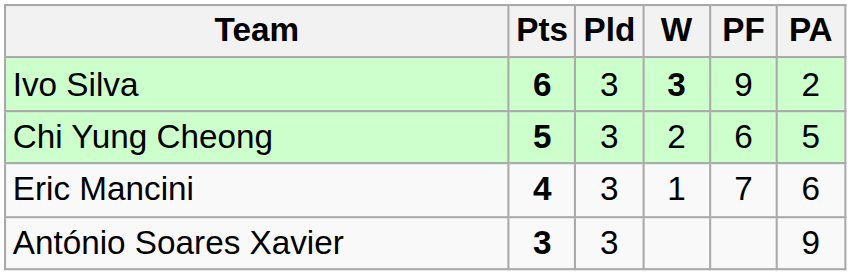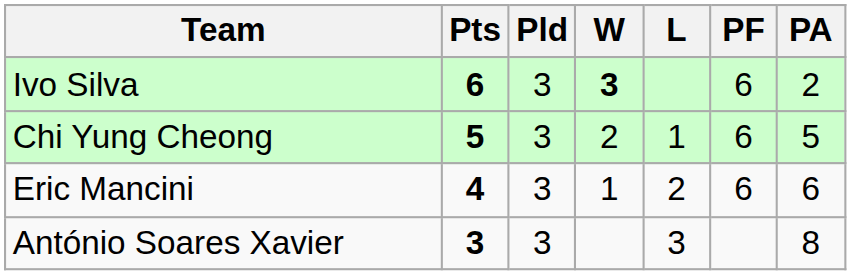+ column: (676, 30)
(744, 83) 9 -> (744, 83) 6
(744, 189) 7 -> (744, 189) 6
(811, 242) 9 -> (811, 242) 8
